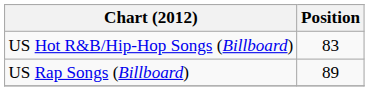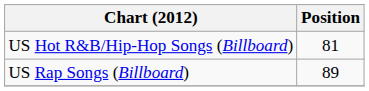(331, 45) 83 -> (331, 45) 81
